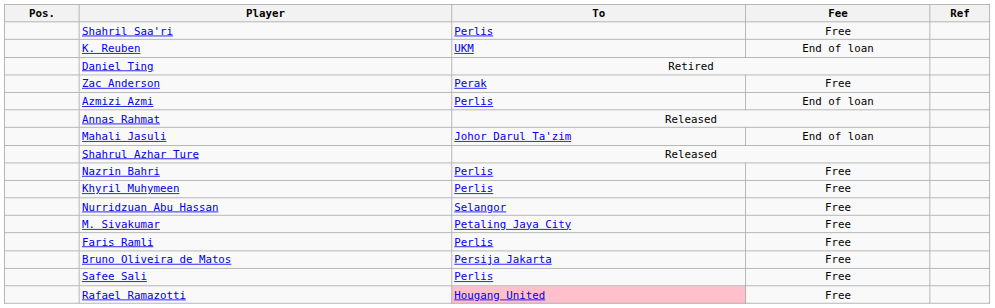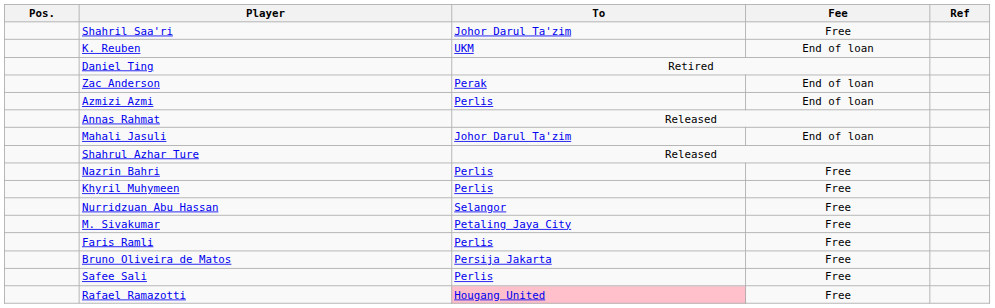(474, 31) Perlis -> (513, 31) Johor Darul Ta'zim
(838, 84) Free -> (838, 84) End of loan
